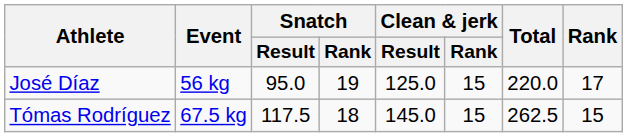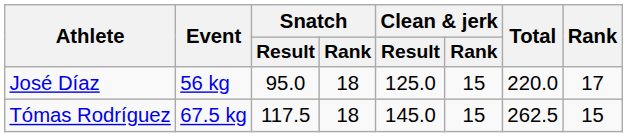(348, 83) 19 -> (348, 83) 18
